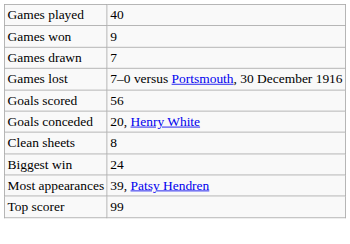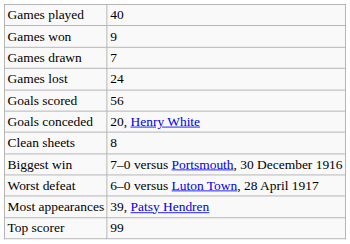(226, 79) 7–0 versus Portsmouth, 30 December 1916 -> (117, 79) 24
(117, 164) 24 -> (226, 164) 7–0 versus Portsmouth, 30 December 1916
+ row: (41, 185)
